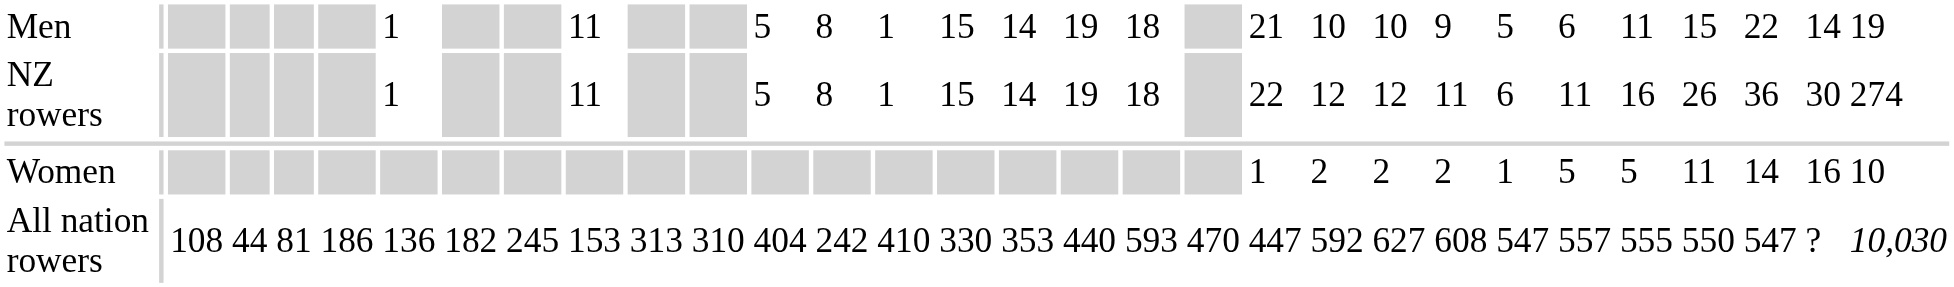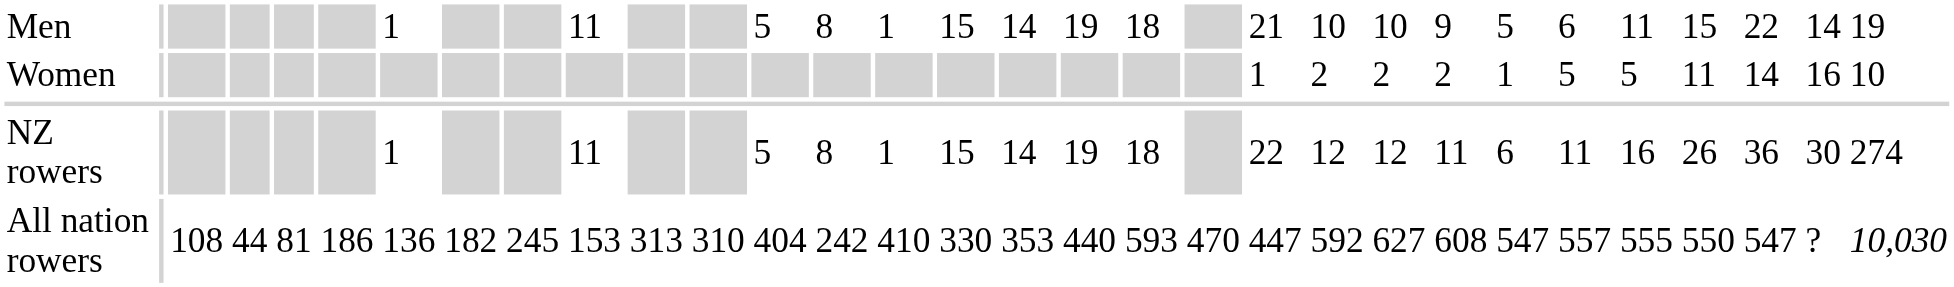rows swapped: (61, 171) <-> (55, 94)
